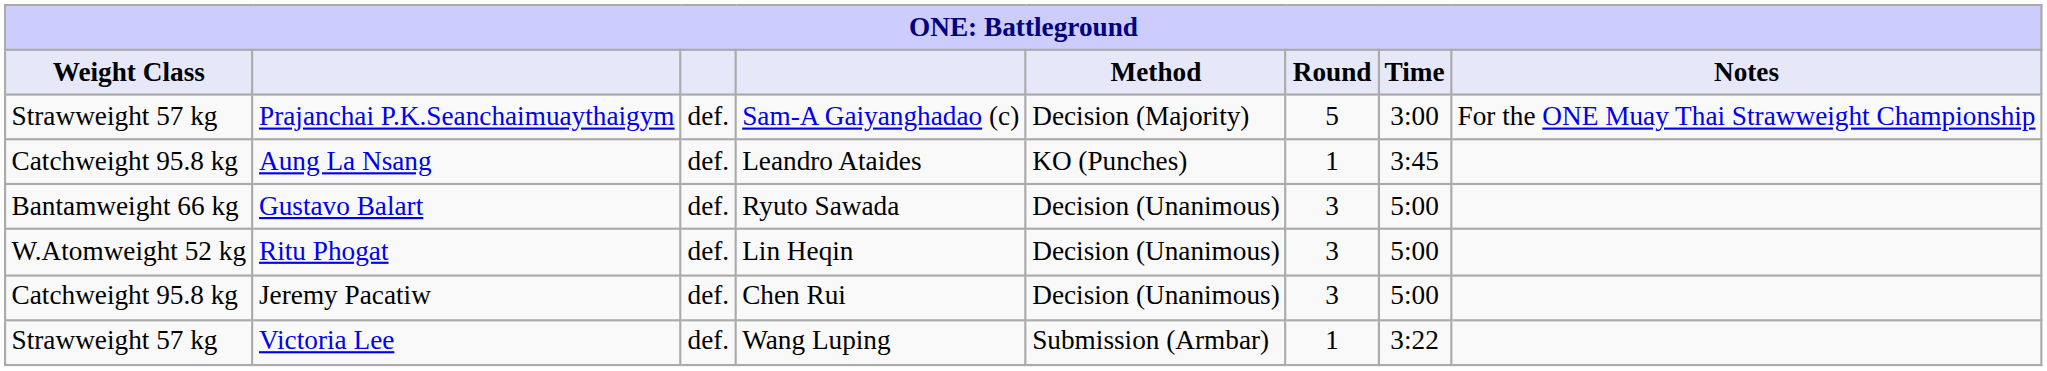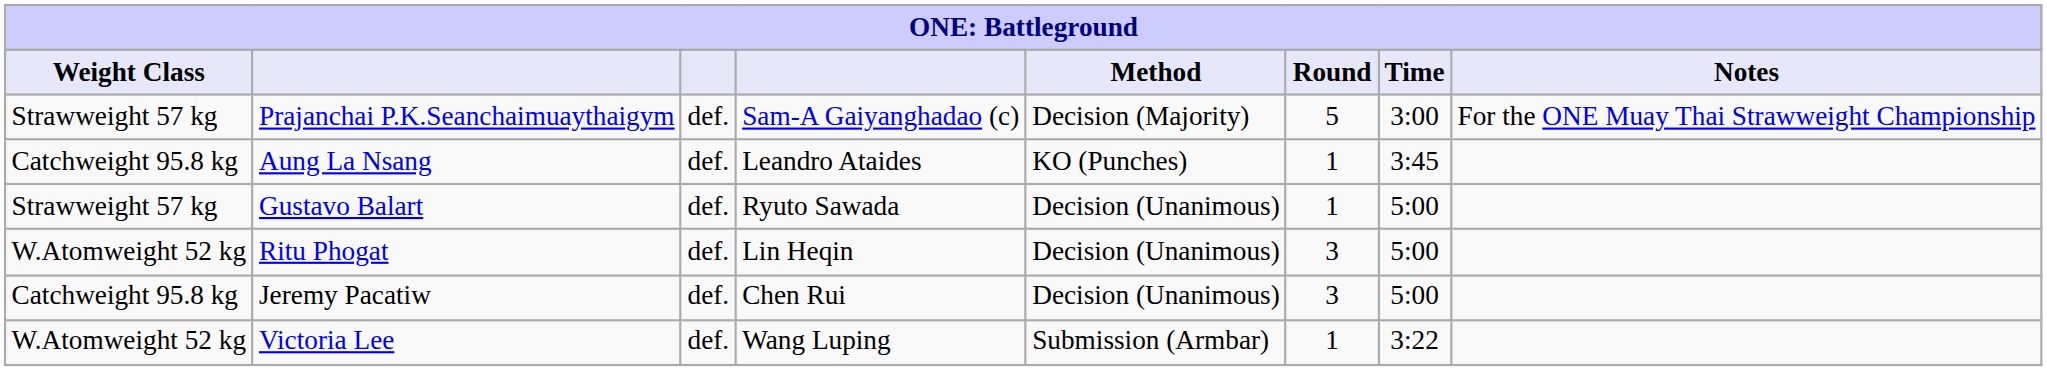(125, 206) Bantamweight 66 kg -> (115, 206) Strawweight 57 kg
(1332, 206) 3 -> (1332, 206) 1
(115, 341) Strawweight 57 kg -> (129, 341) W.Atomweight 52 kg
